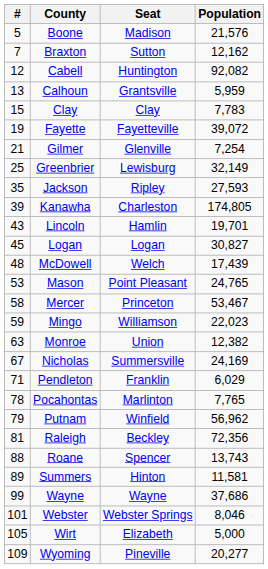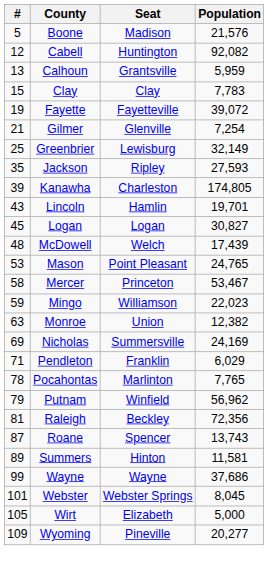- row: (65, 52)
(17, 361) 67 -> (17, 341) 69
(17, 457) 88 -> (17, 438) 87
(230, 515) 8,046 -> (230, 496) 8,045
